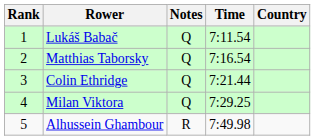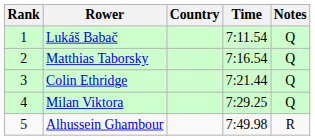columns swapped: (282, 15) <-> (186, 15)
